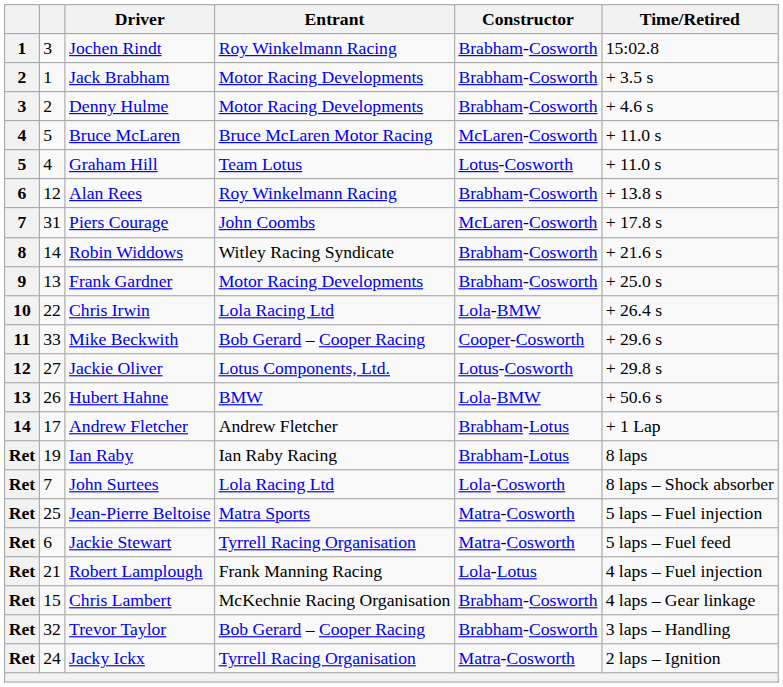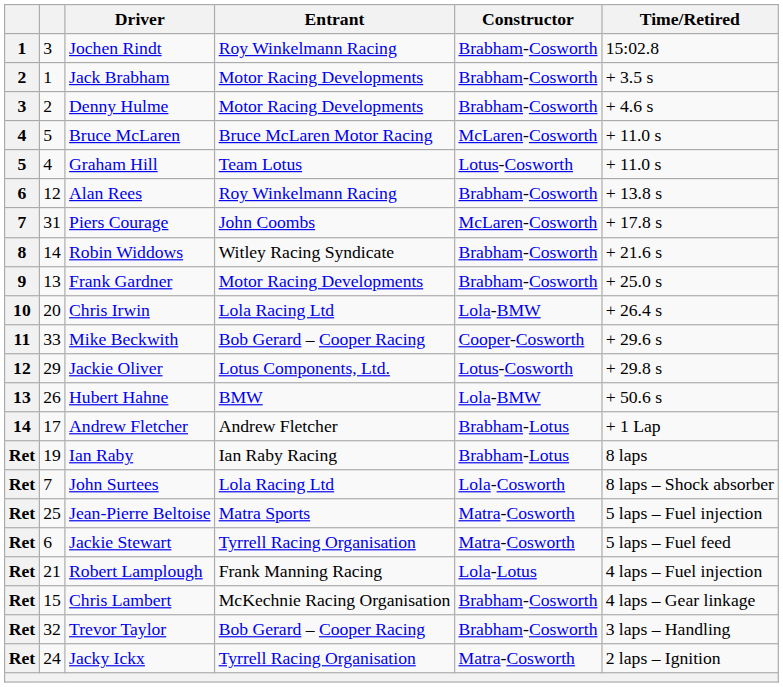(52, 309) 22 -> (52, 309) 20
(52, 368) 27 -> (52, 368) 29
